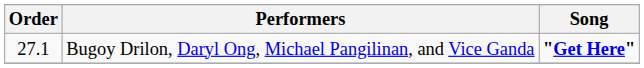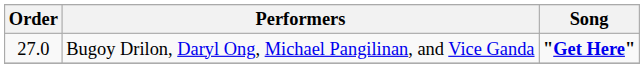(33, 48) 27.1 -> (33, 48) 27.0
